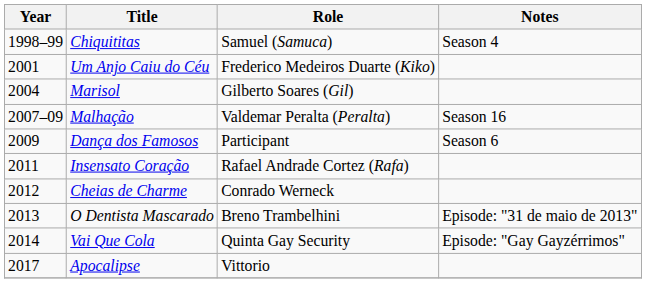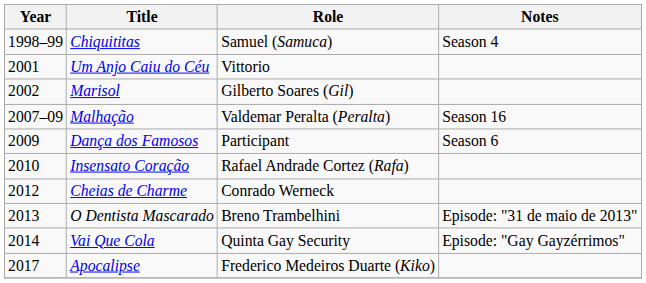(328, 66) Frederico Medeiros Duarte (Kiko) -> (246, 66) Vittorio
(24, 91) 2004 -> (24, 91) 2002
(23, 166) 2011 -> (24, 166) 2010
(246, 265) Vittorio -> (328, 265) Frederico Medeiros Duarte (Kiko)
